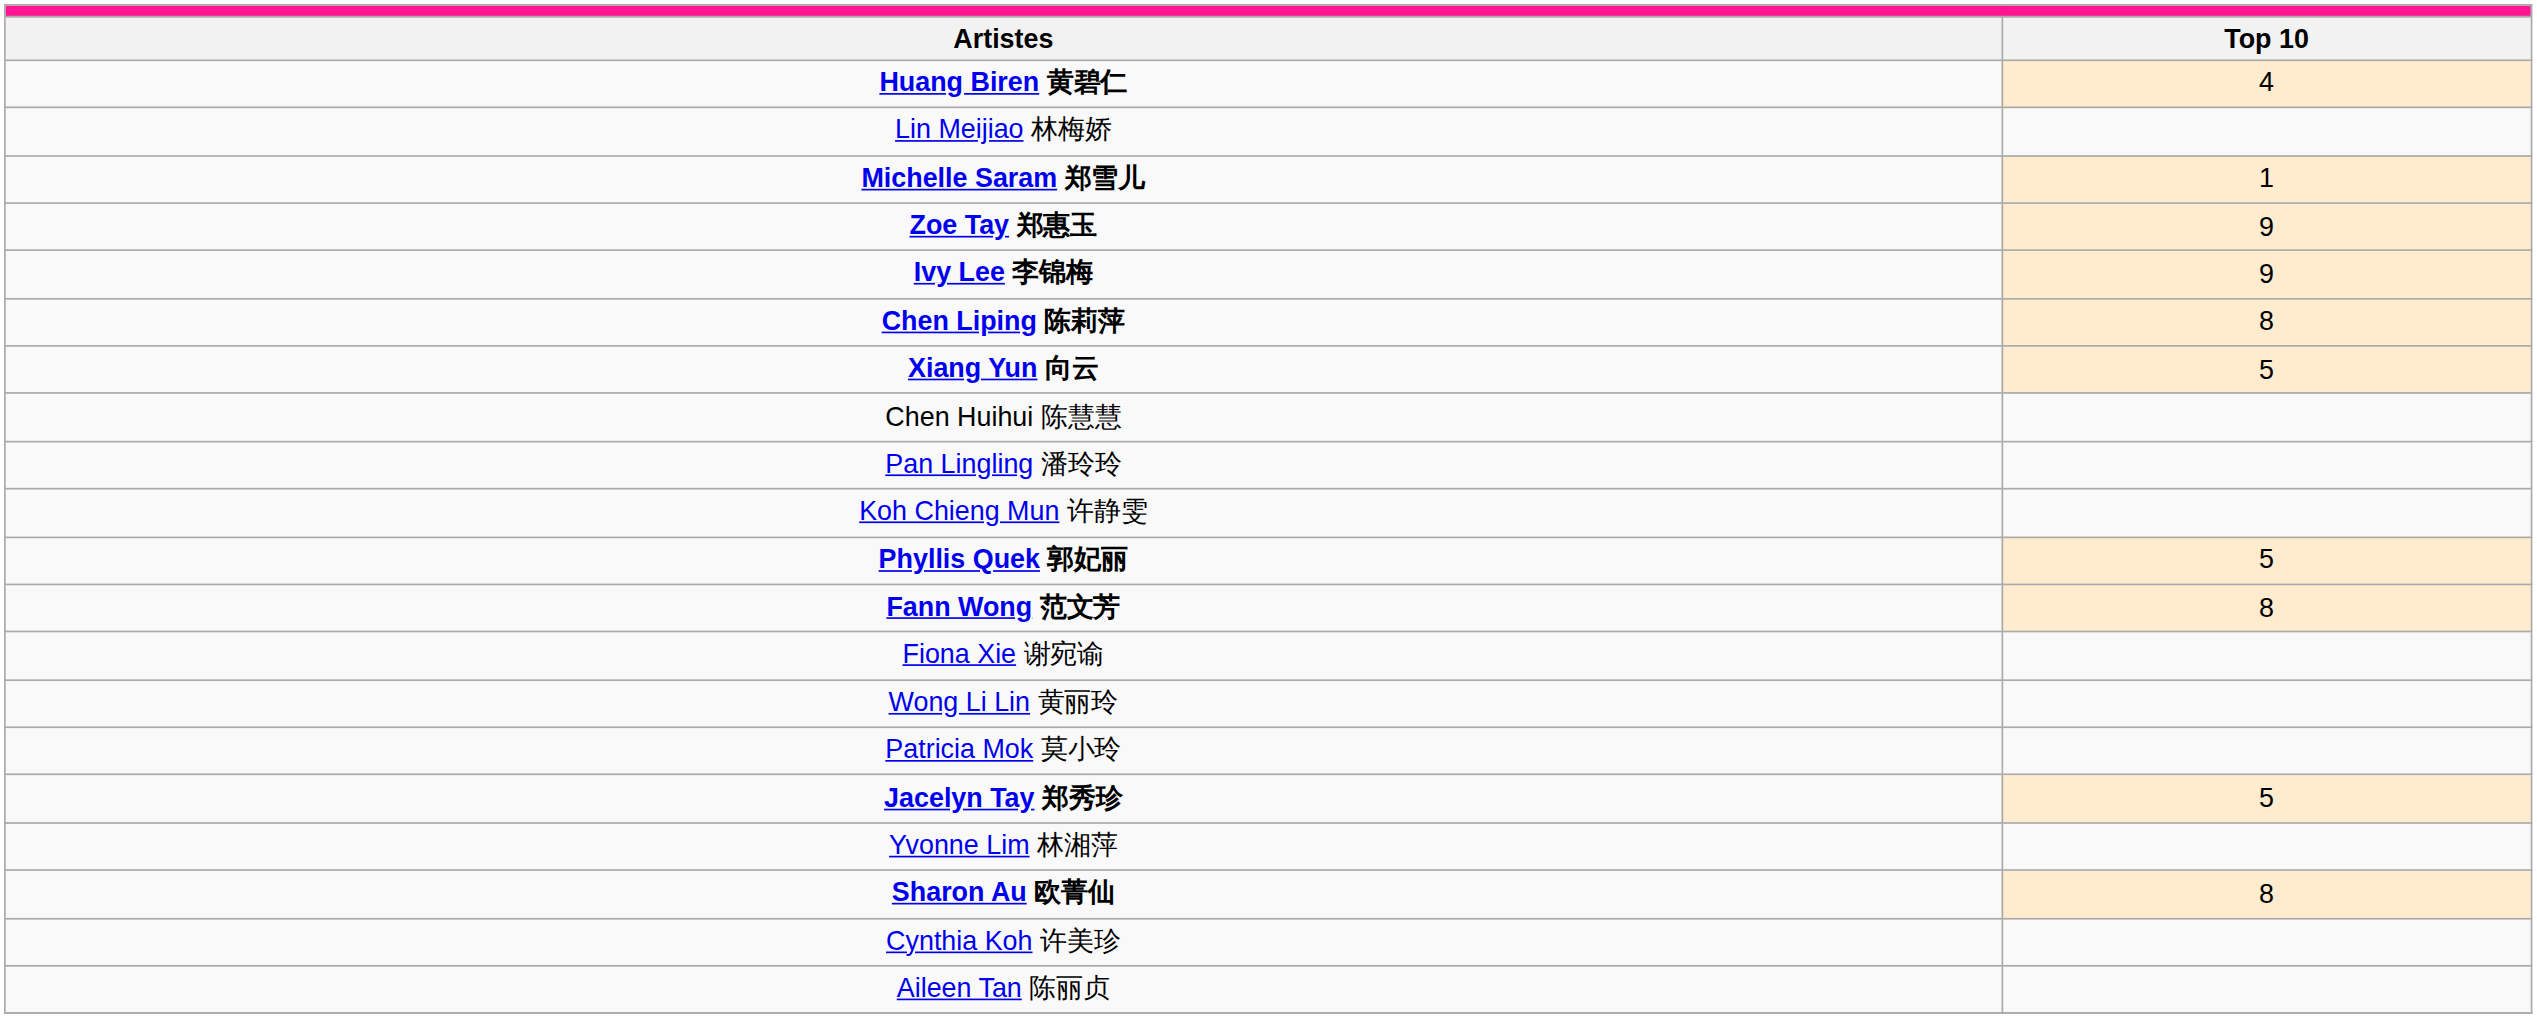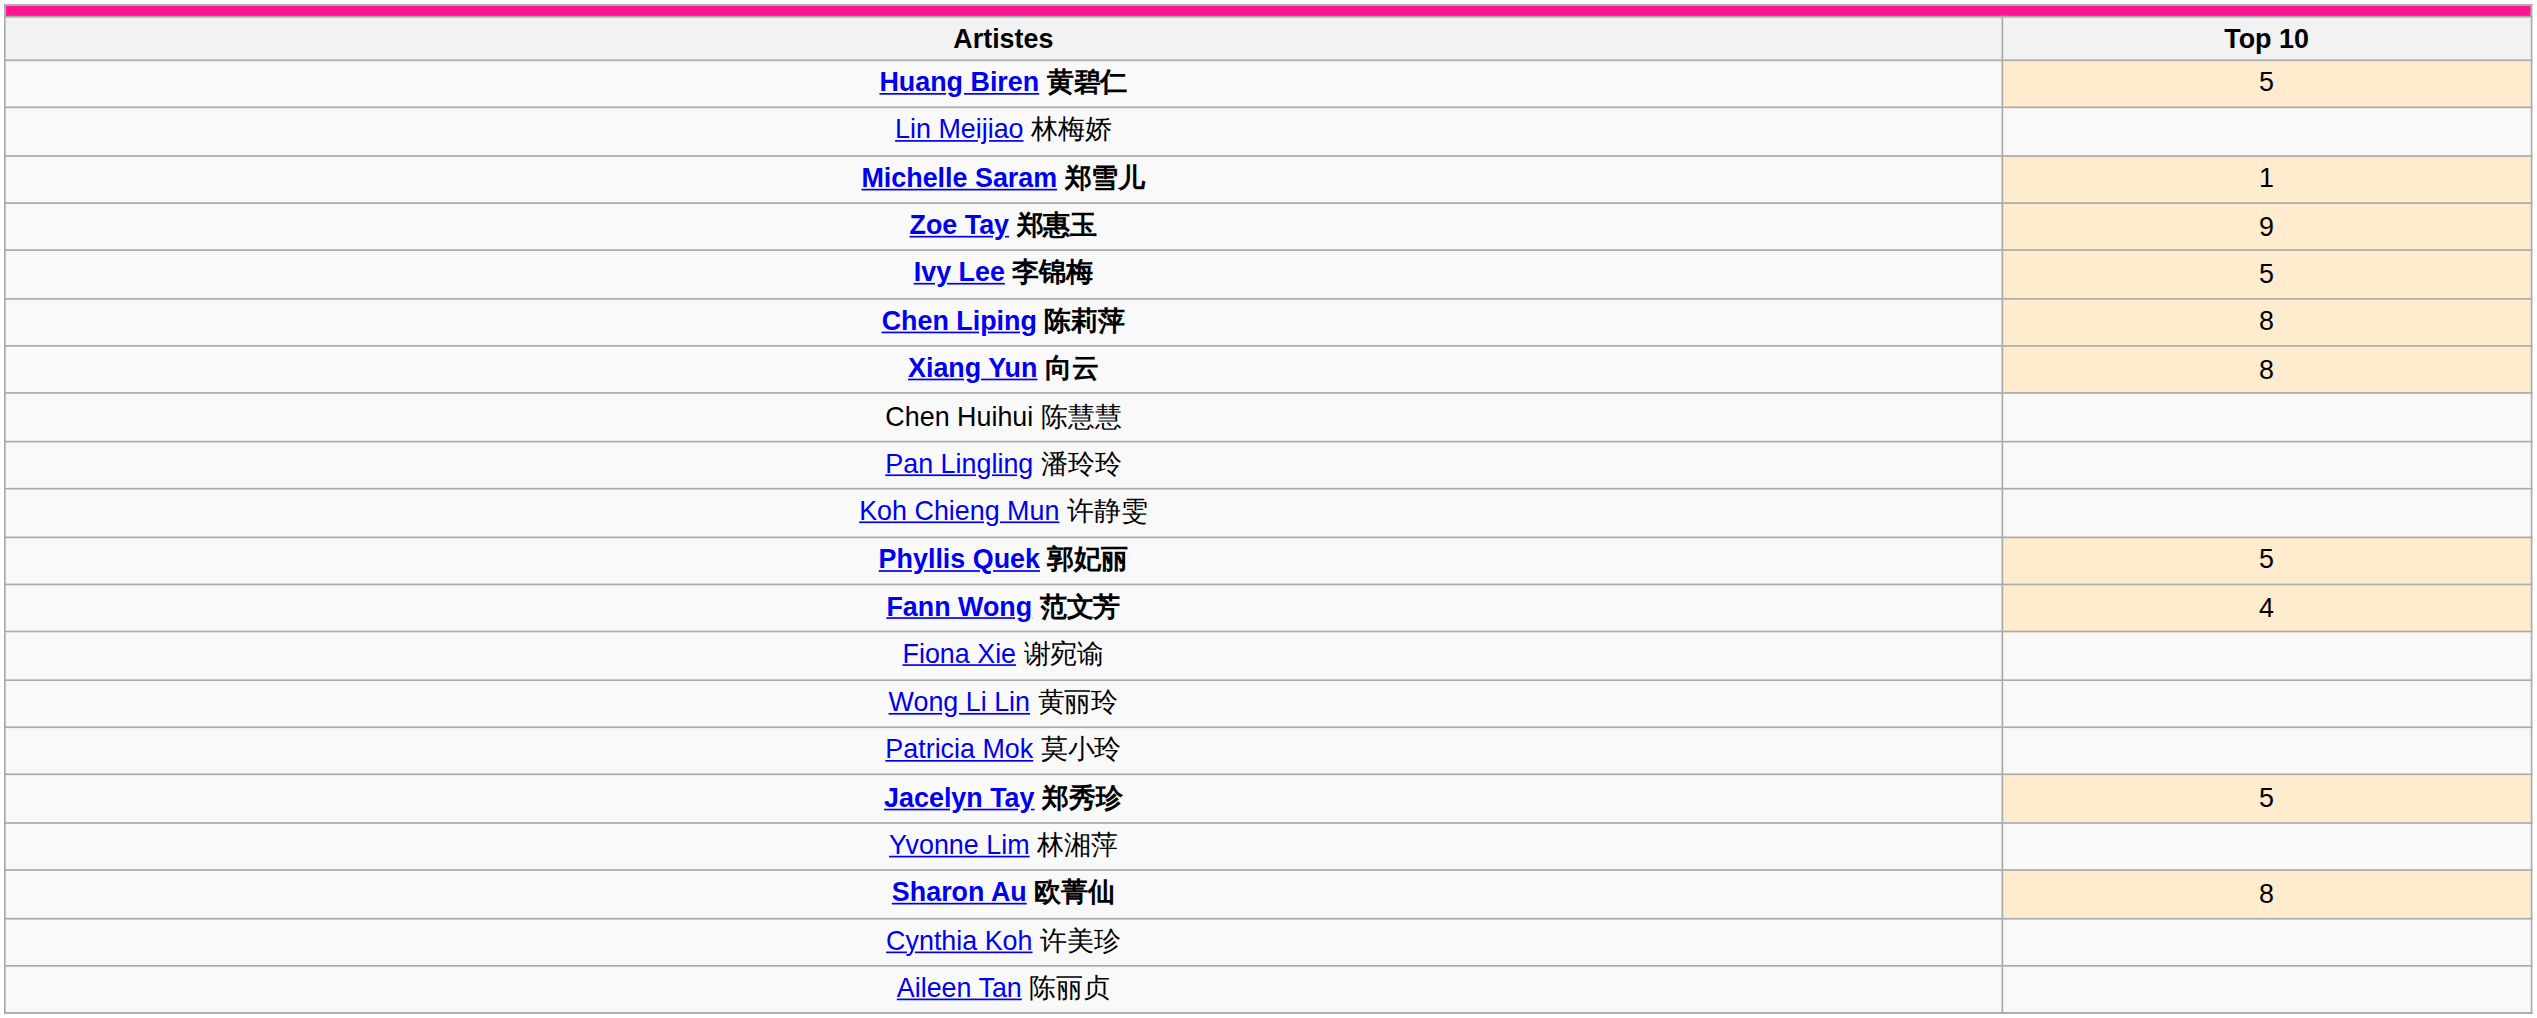(2267, 83) 4 -> (2267, 83) 5
(2267, 274) 9 -> (2267, 274) 5
(2267, 369) 5 -> (2267, 369) 8
(2267, 607) 8 -> (2267, 607) 4
